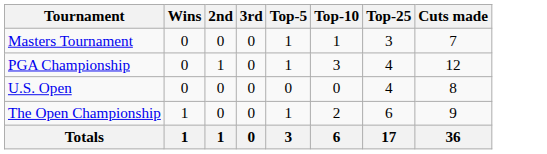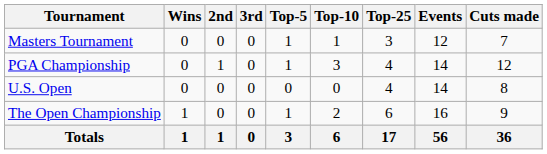+ column: (440, 16)
